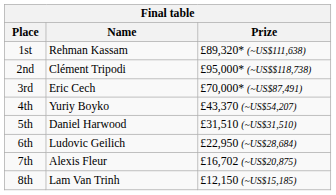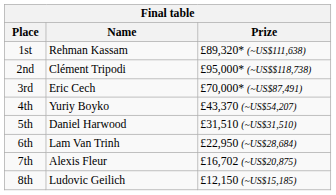(87, 143) Ludovic Geilich -> (84, 143) Lam Van Trinh
(84, 180) Lam Van Trinh -> (87, 180) Ludovic Geilich
